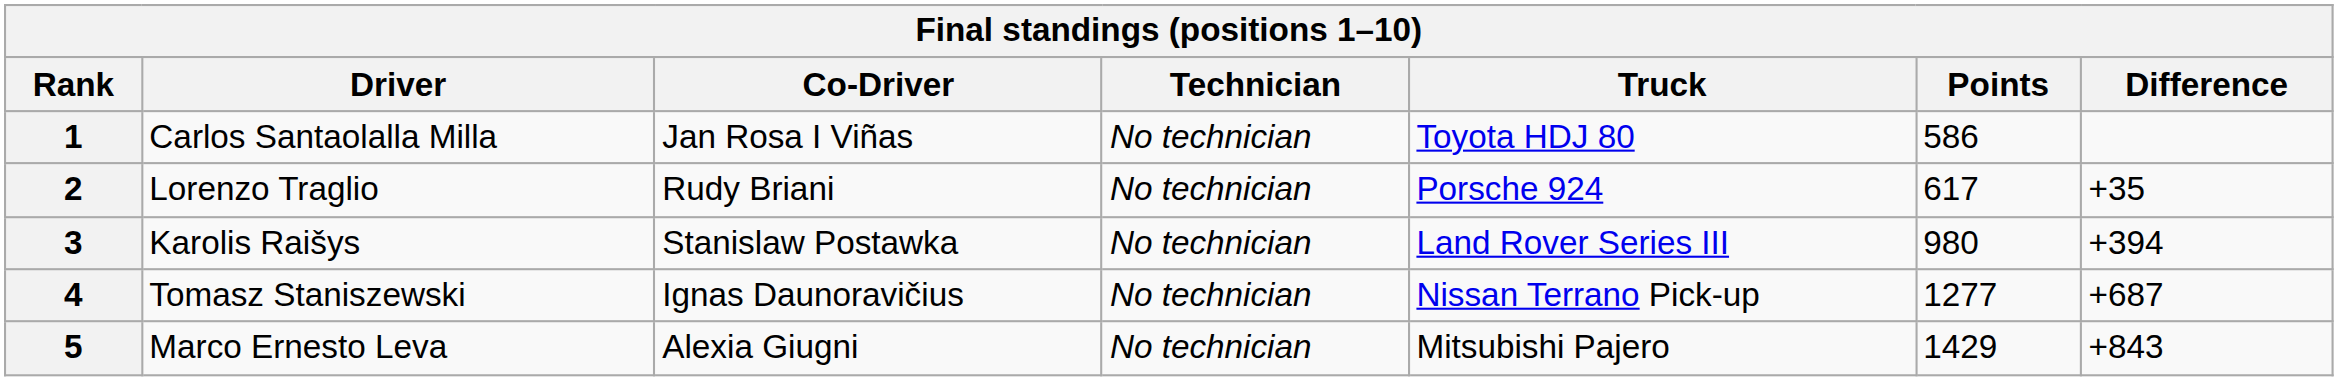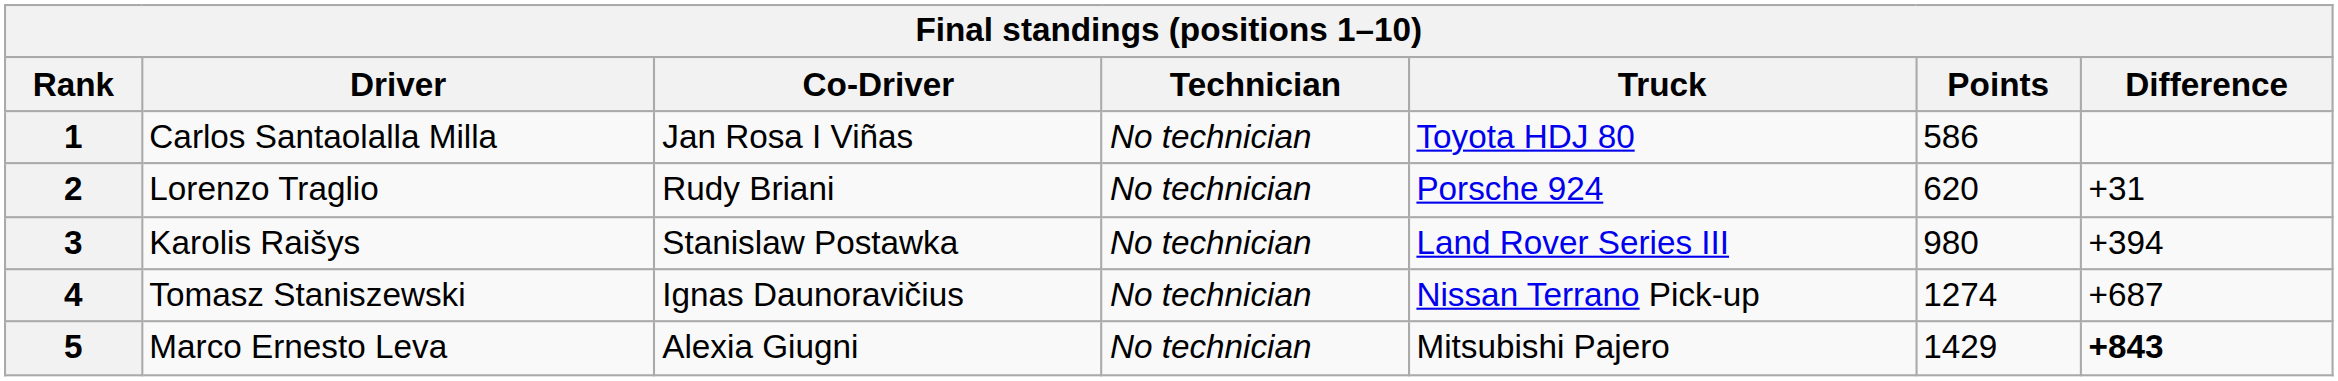(1951, 189) 617 -> (1951, 189) 620
(2117, 189) +35 -> (2117, 189) +31
(1960, 294) 1277 -> (1960, 294) 1274
(2126, 347) normal -> (2126, 347) bold
